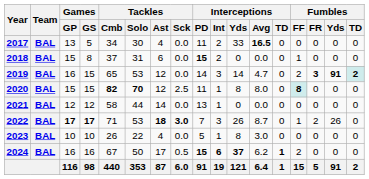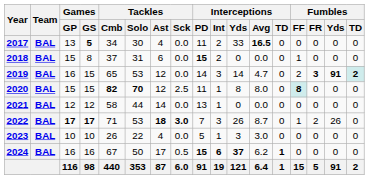(89, 43) normal -> (89, 43) bold
(238, 136) 8 -> (238, 136) 3
(299, 151) 2 -> (299, 151) 0
